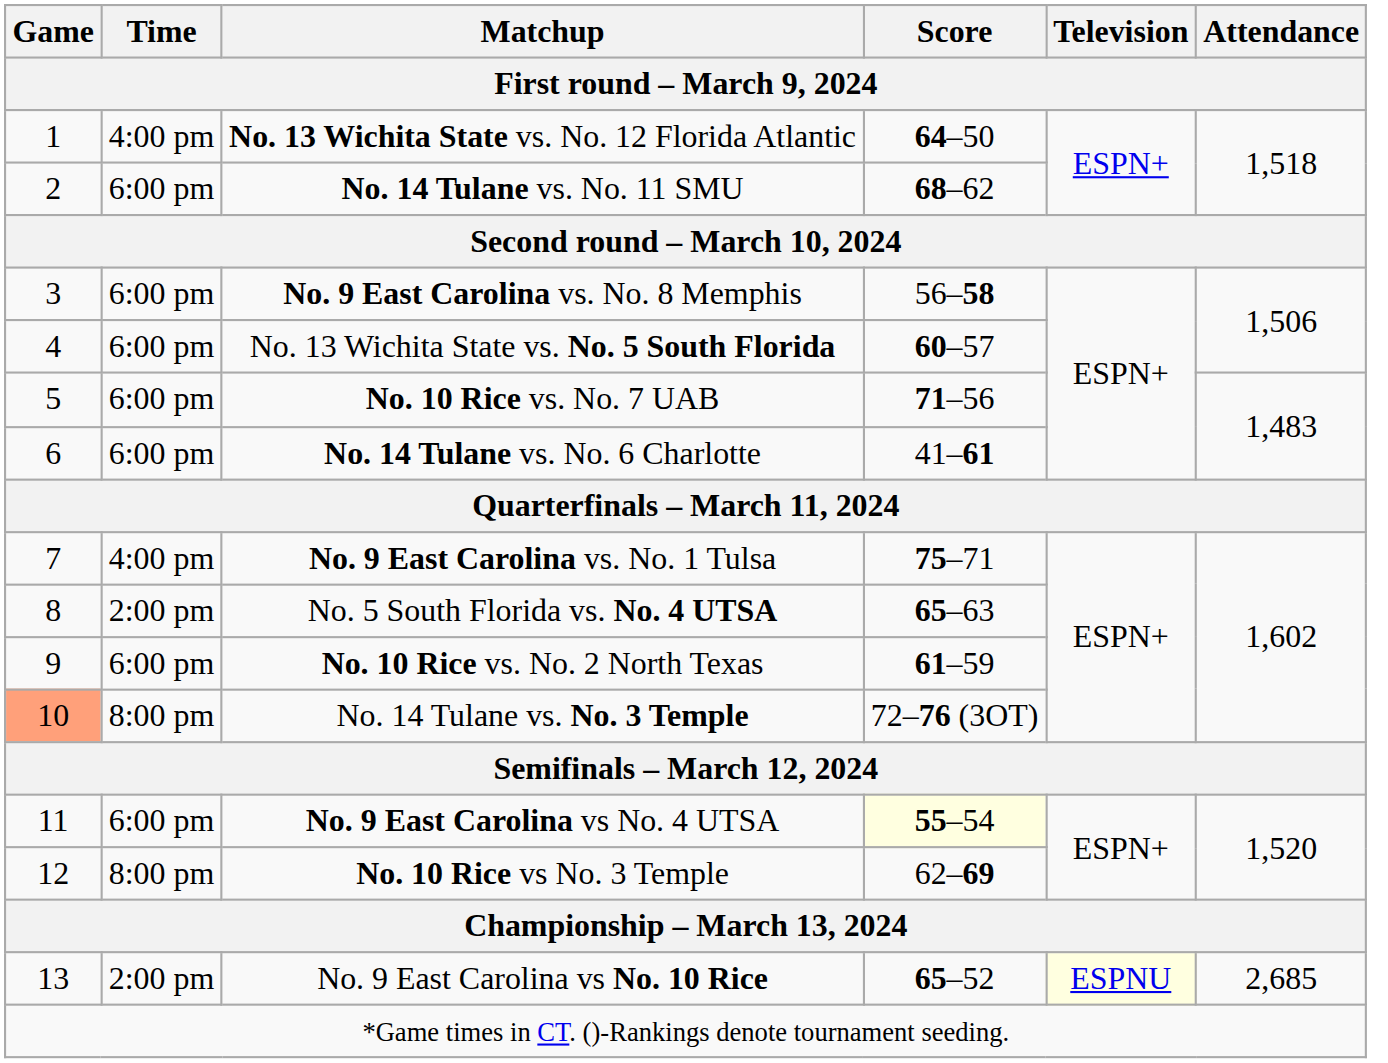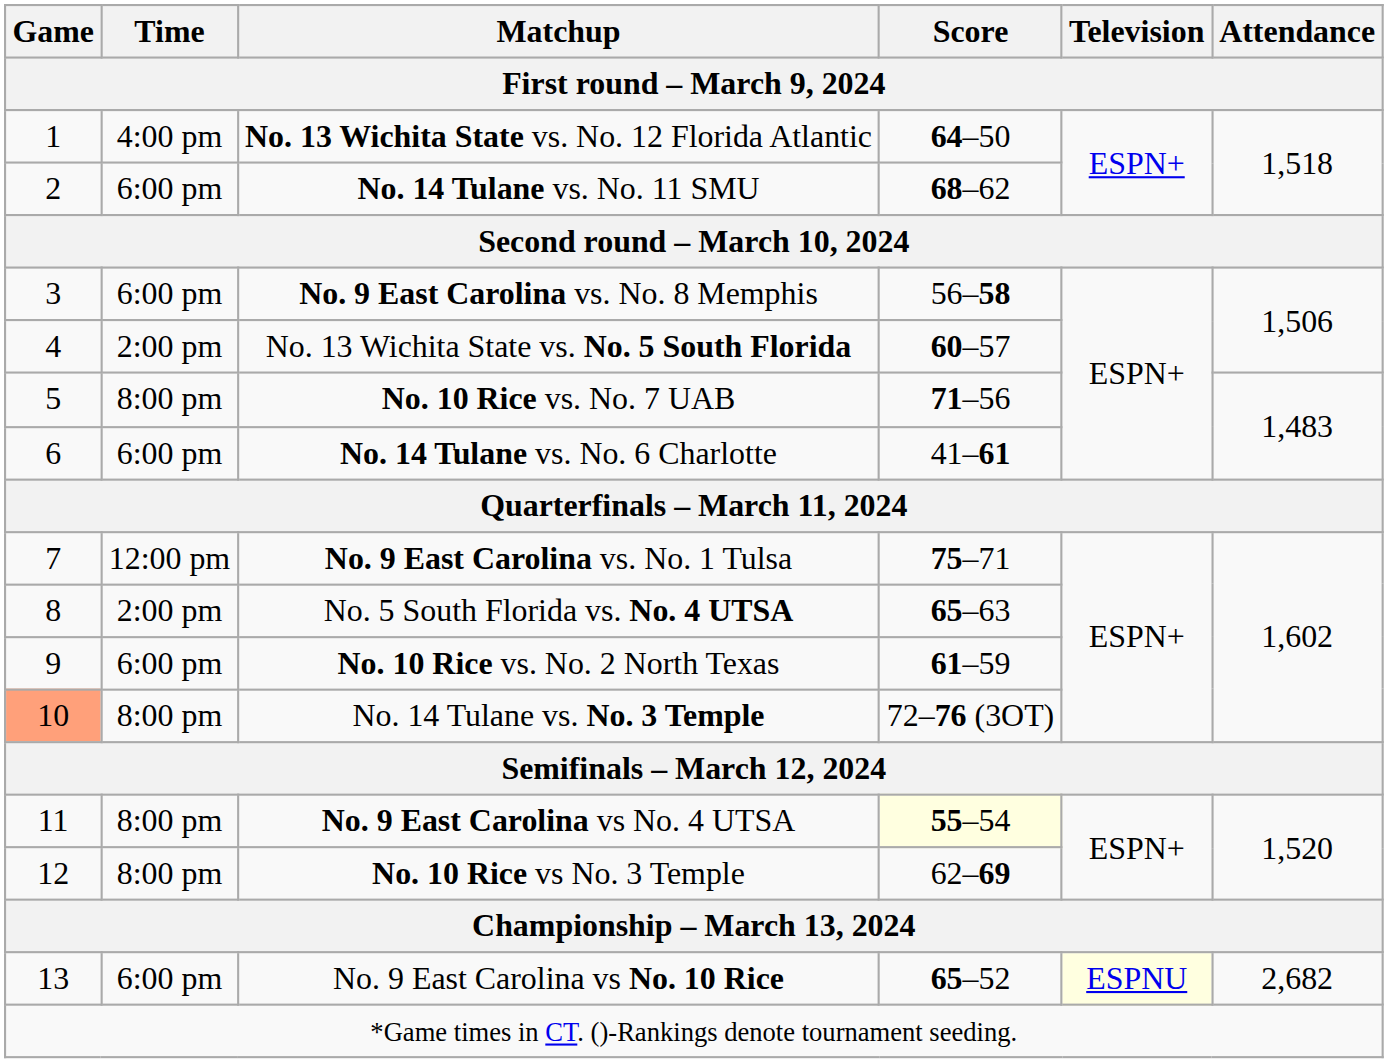(162, 346) 6:00 pm -> (170, 346) 2:00 pm
(162, 399) 6:00 pm -> (170, 399) 8:00 pm
(162, 557) 4:00 pm -> (170, 557) 12:00 pm
(162, 820) 6:00 pm -> (170, 820) 8:00 pm
(162, 978) 2:00 pm -> (170, 978) 6:00 pm
(1281, 978) 2,685 -> (1297, 978) 2,682
